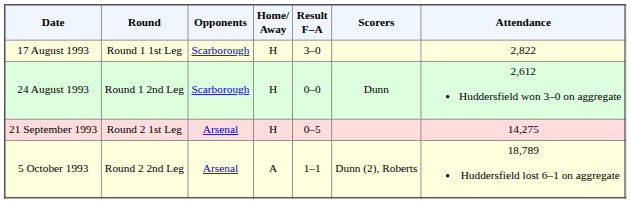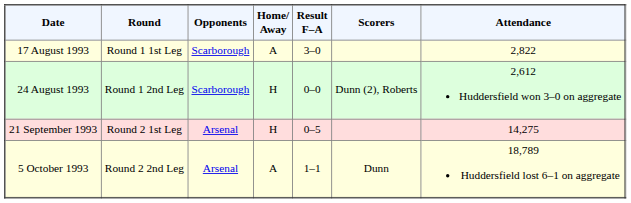(273, 50) H -> (273, 50) A
(376, 90) Dunn -> (376, 90) Dunn (2), Roberts
(376, 168) Dunn (2), Roberts -> (376, 168) Dunn
